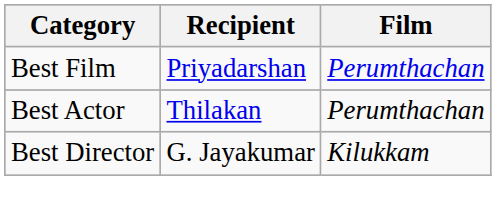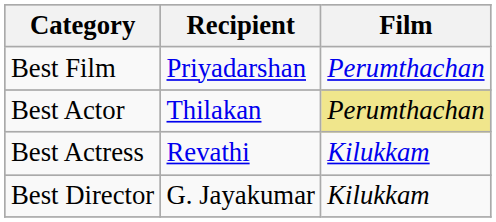(406, 110) no background -> (406, 110) khaki background
+ row: (77, 152)
